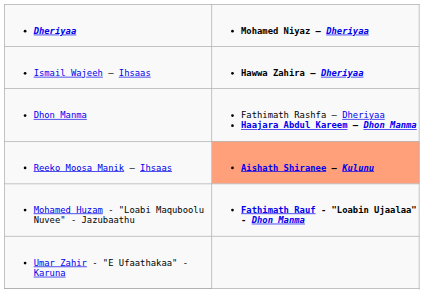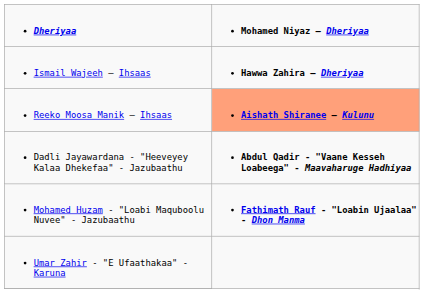- row: (108, 115)
+ row: (108, 163)
